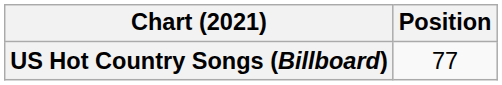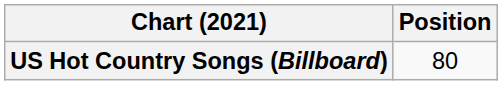(445, 60) 77 -> (445, 60) 80
